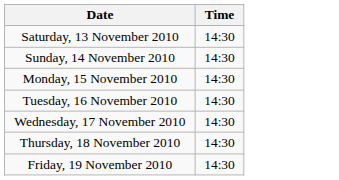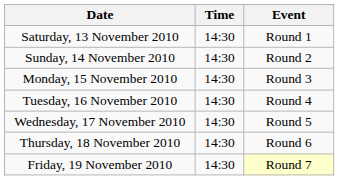+ column: (289, 15)
